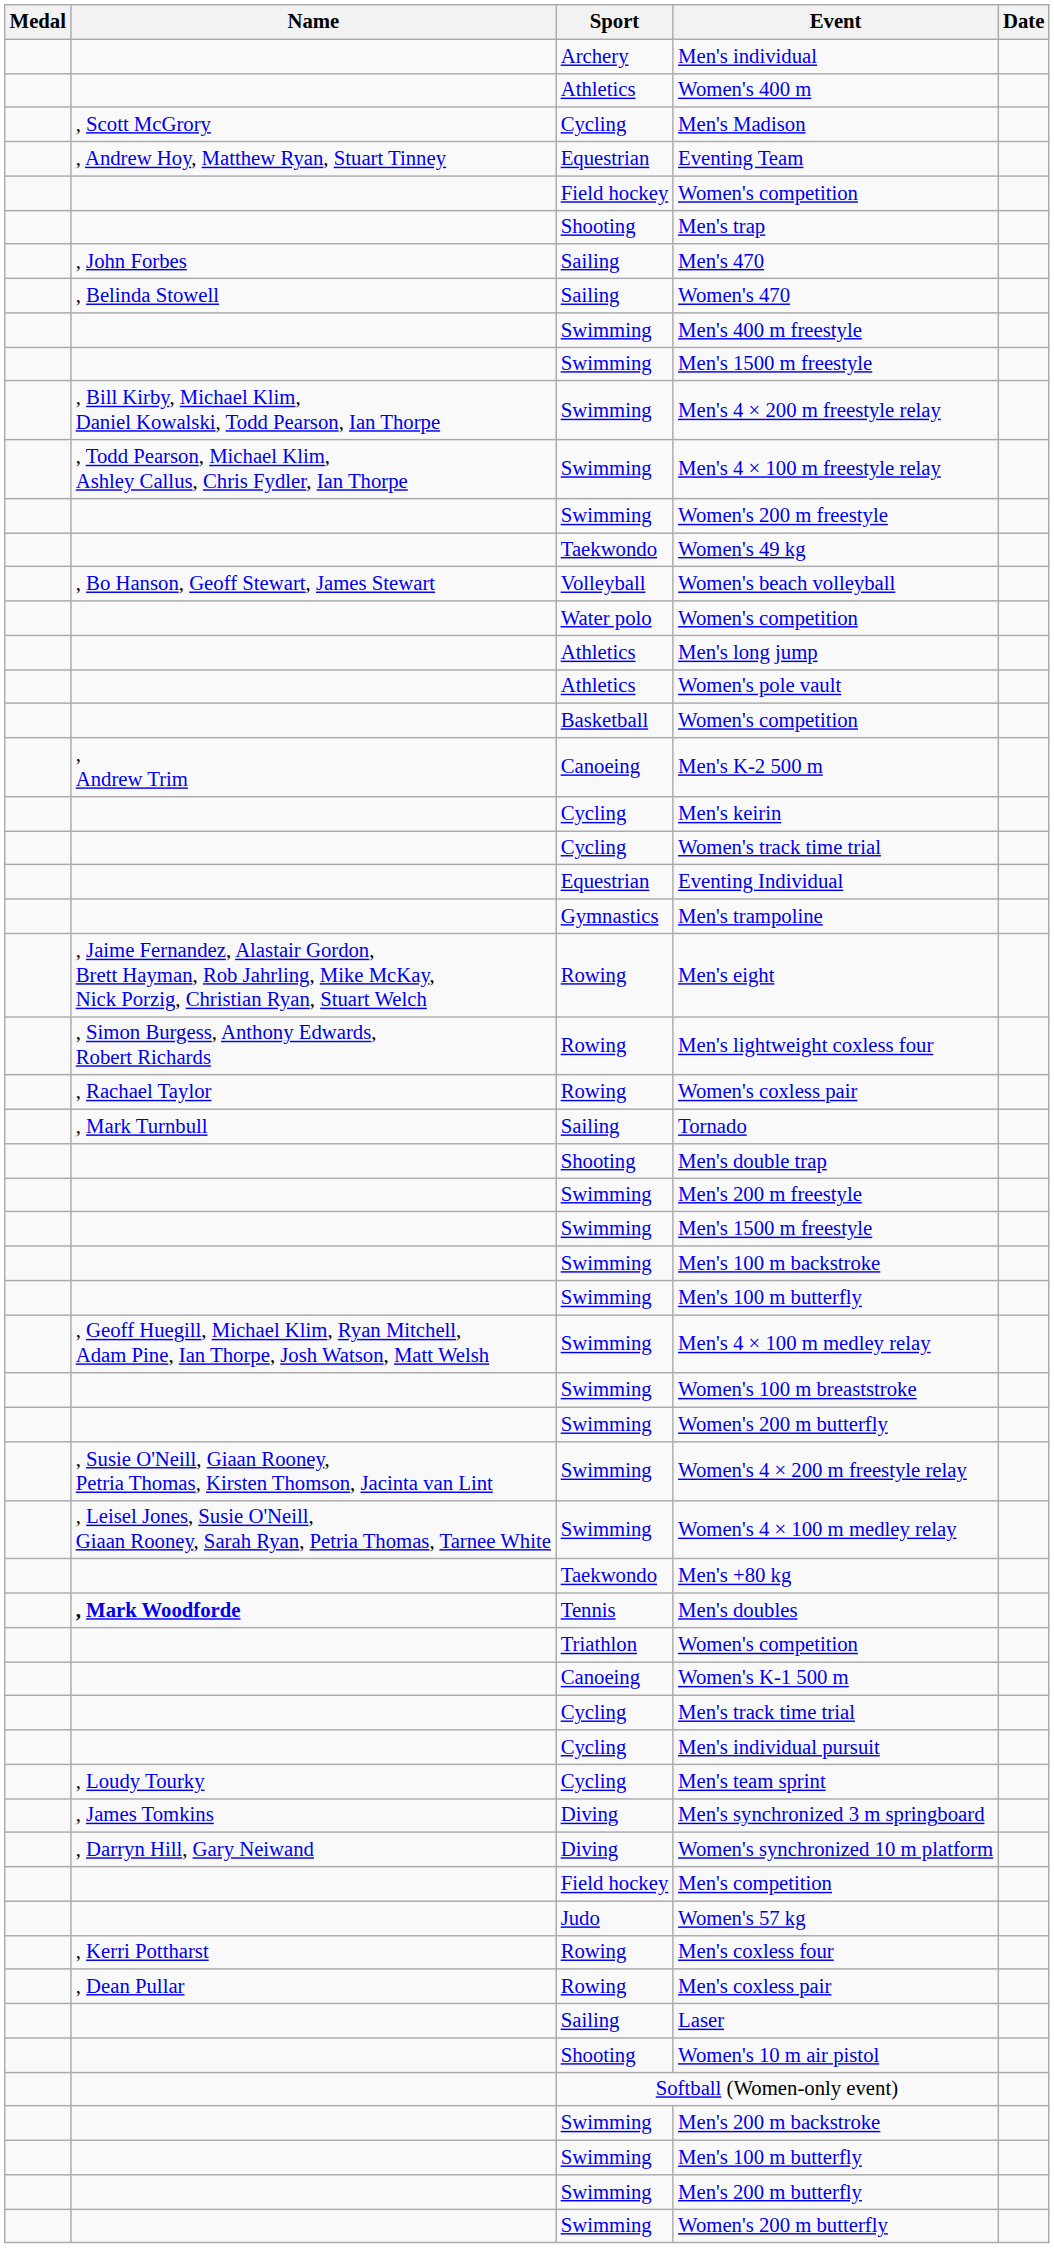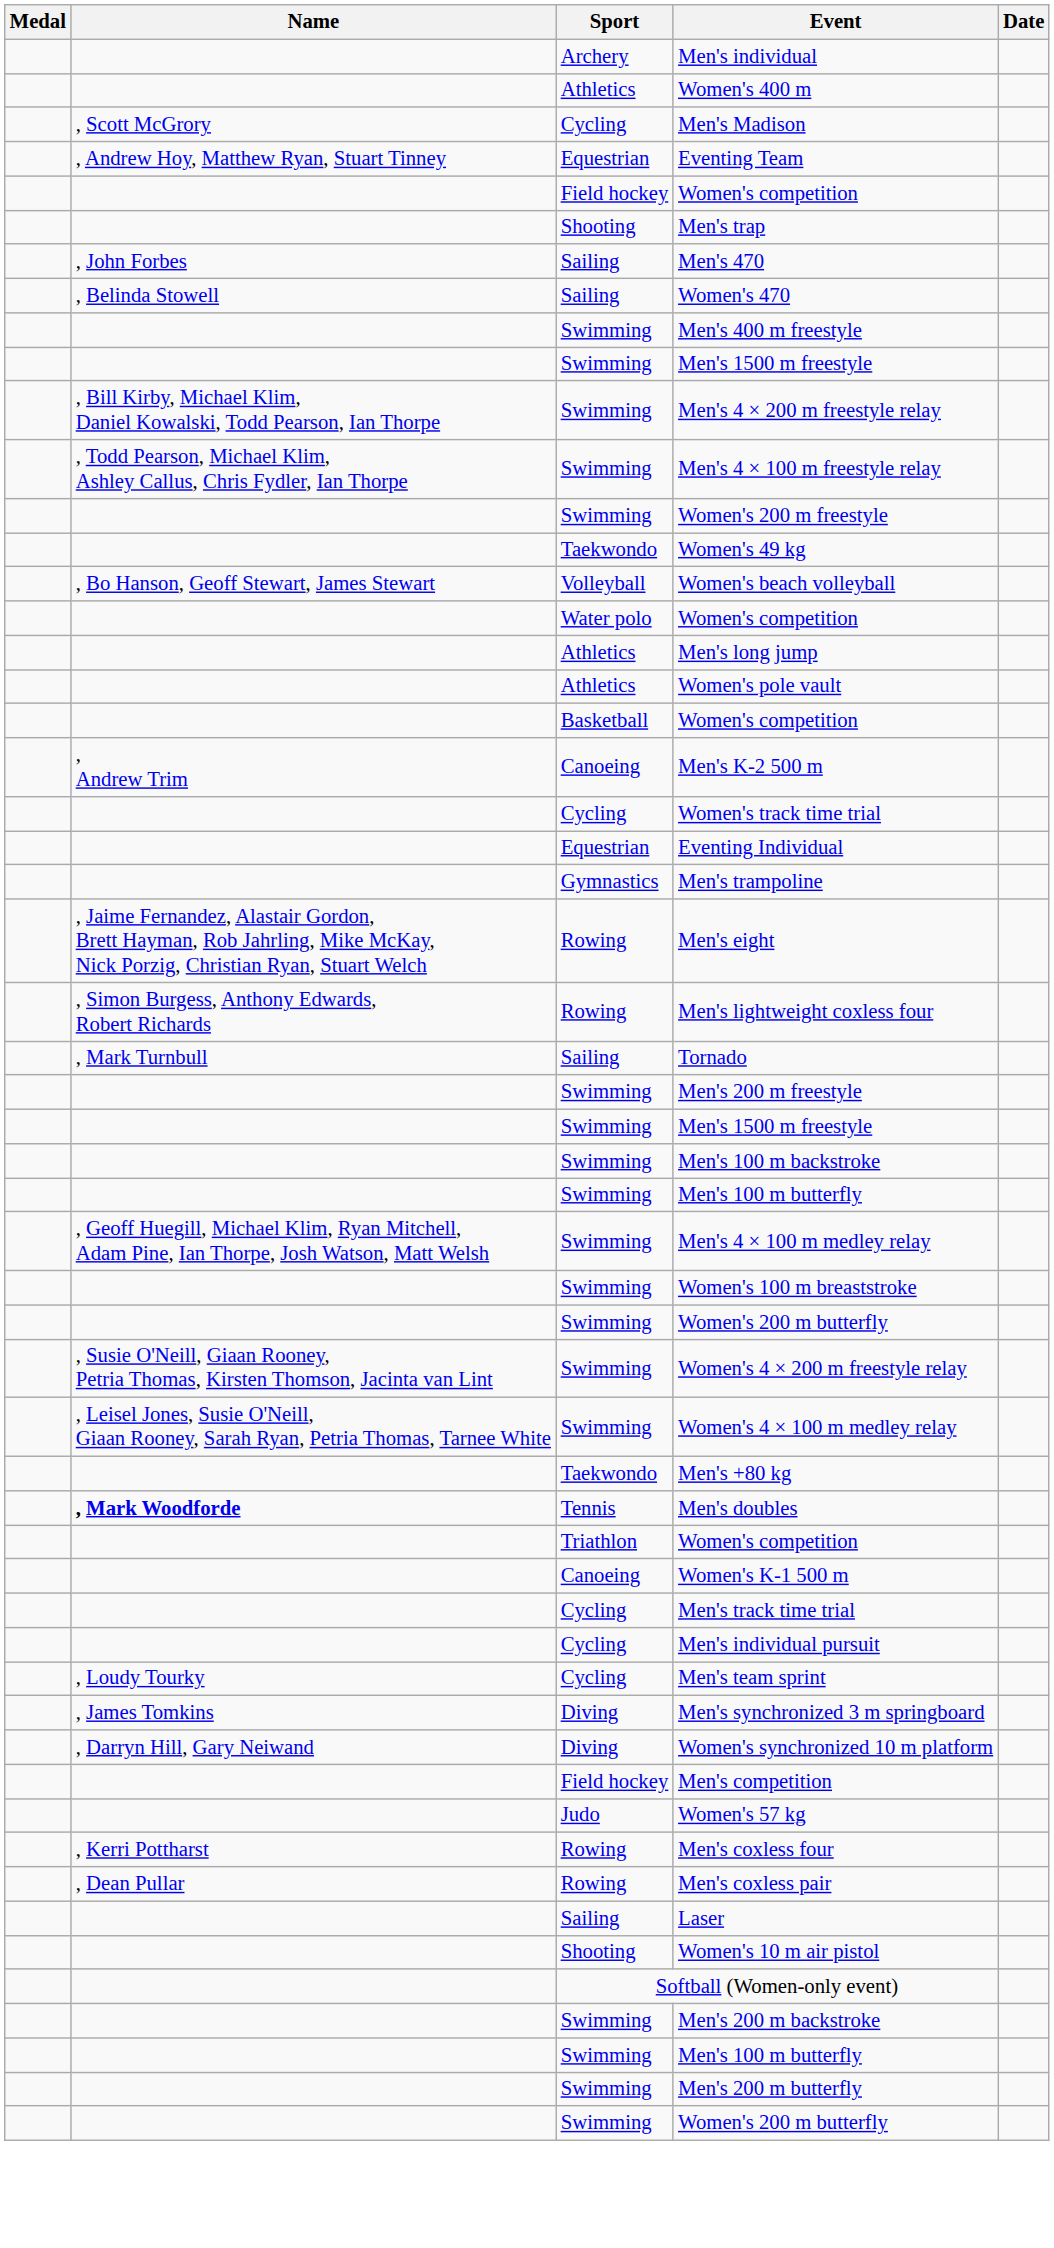- row: (593, 813)
- row: (593, 1092)
- row: (598, 1160)
